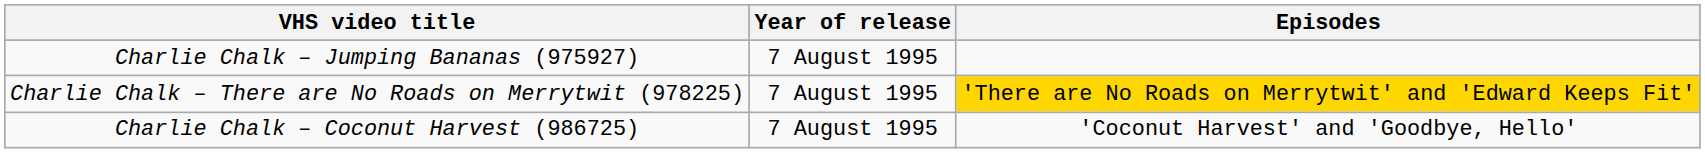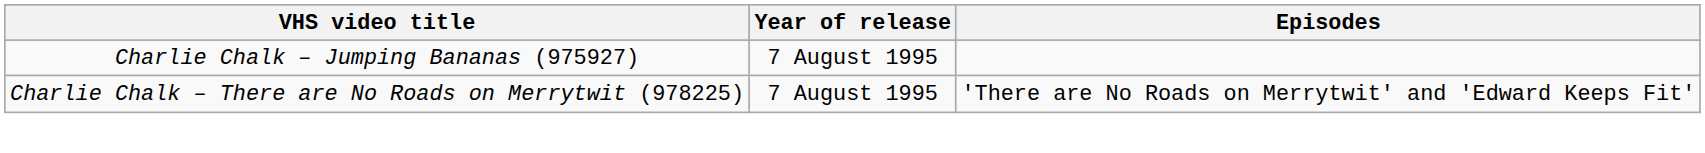(1328, 94) gold background -> (1328, 94) no background
- row: (377, 129)
